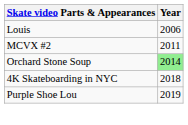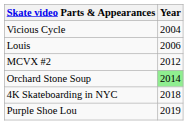+ row: (36, 29)
(170, 45) 2011 -> (170, 62) 2012
